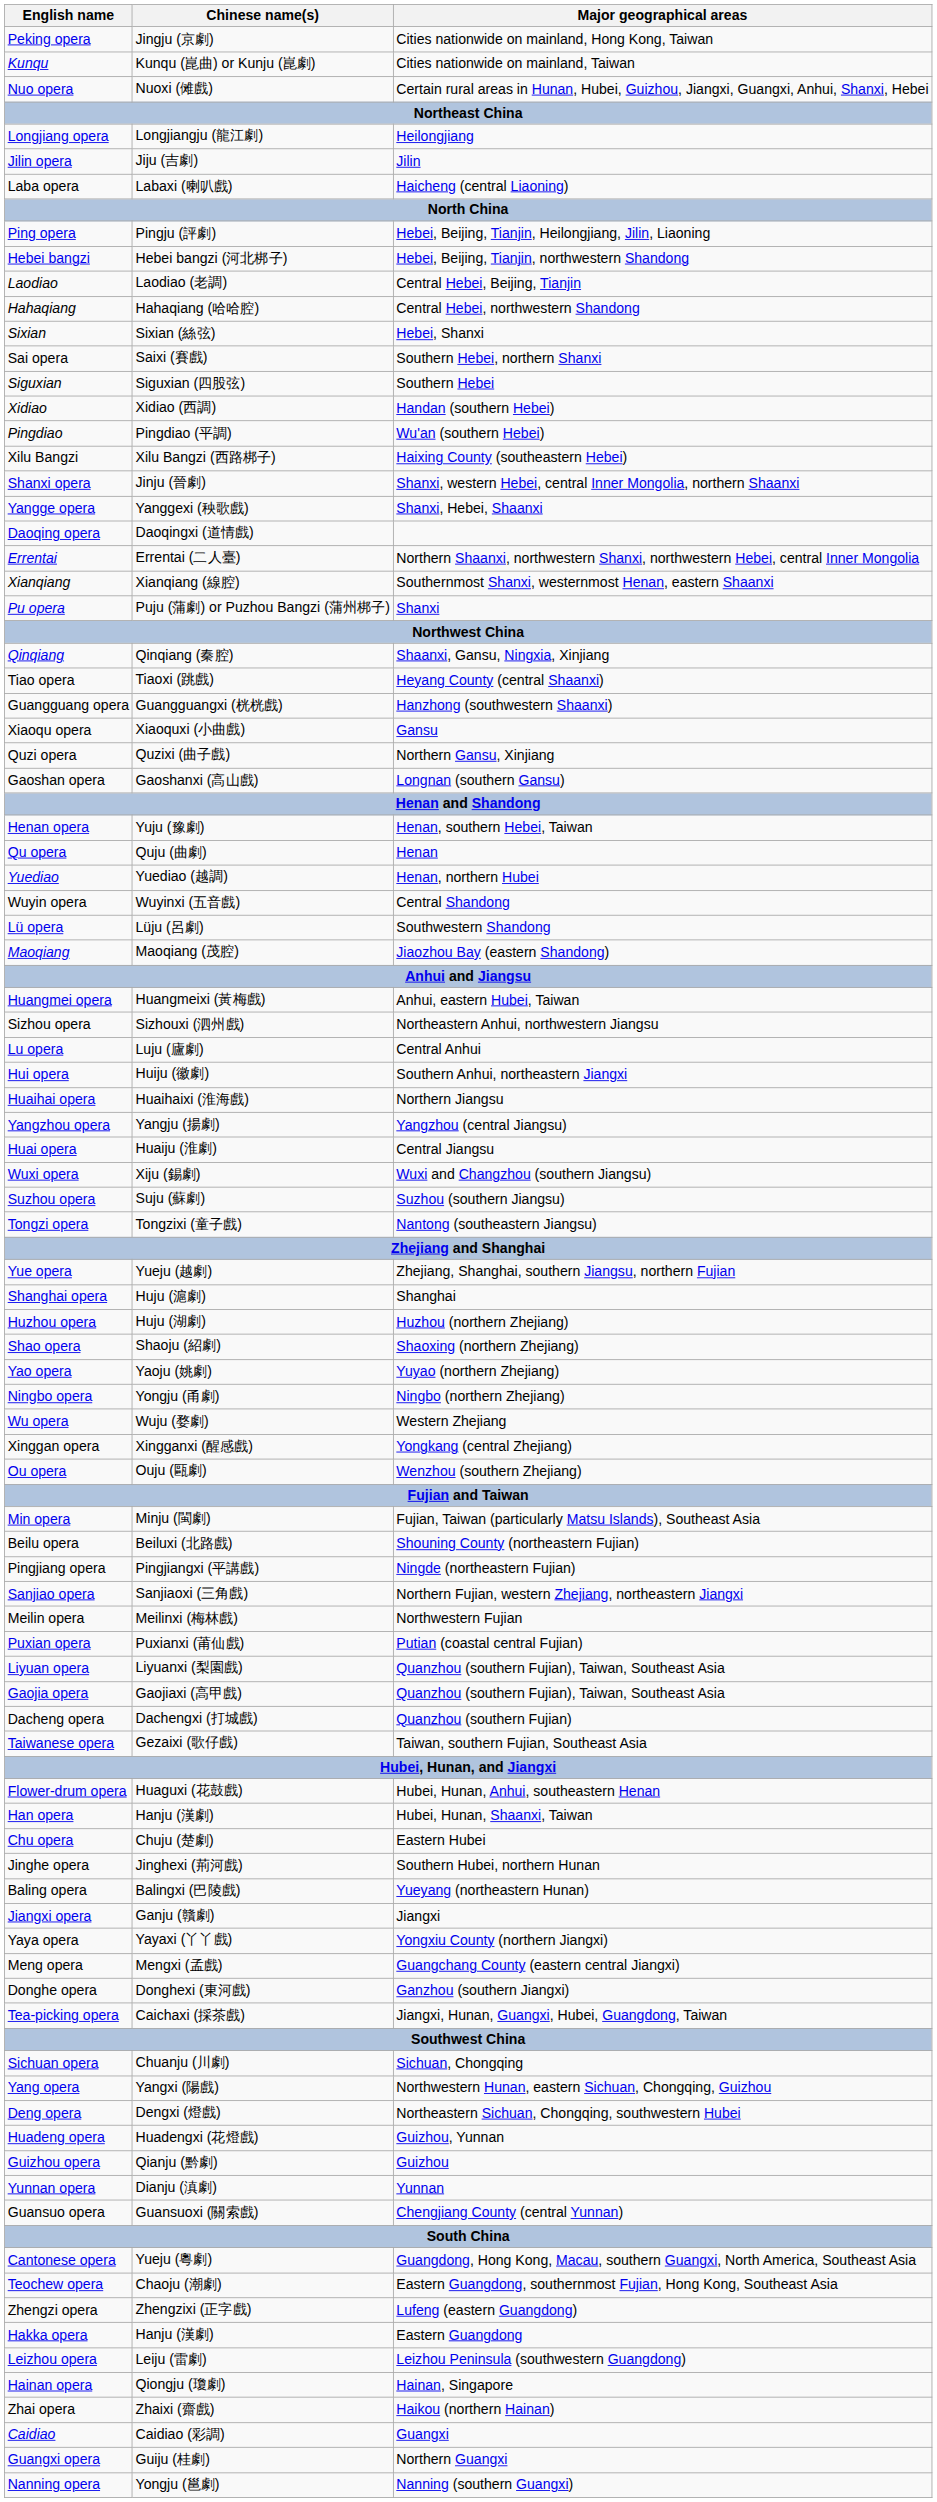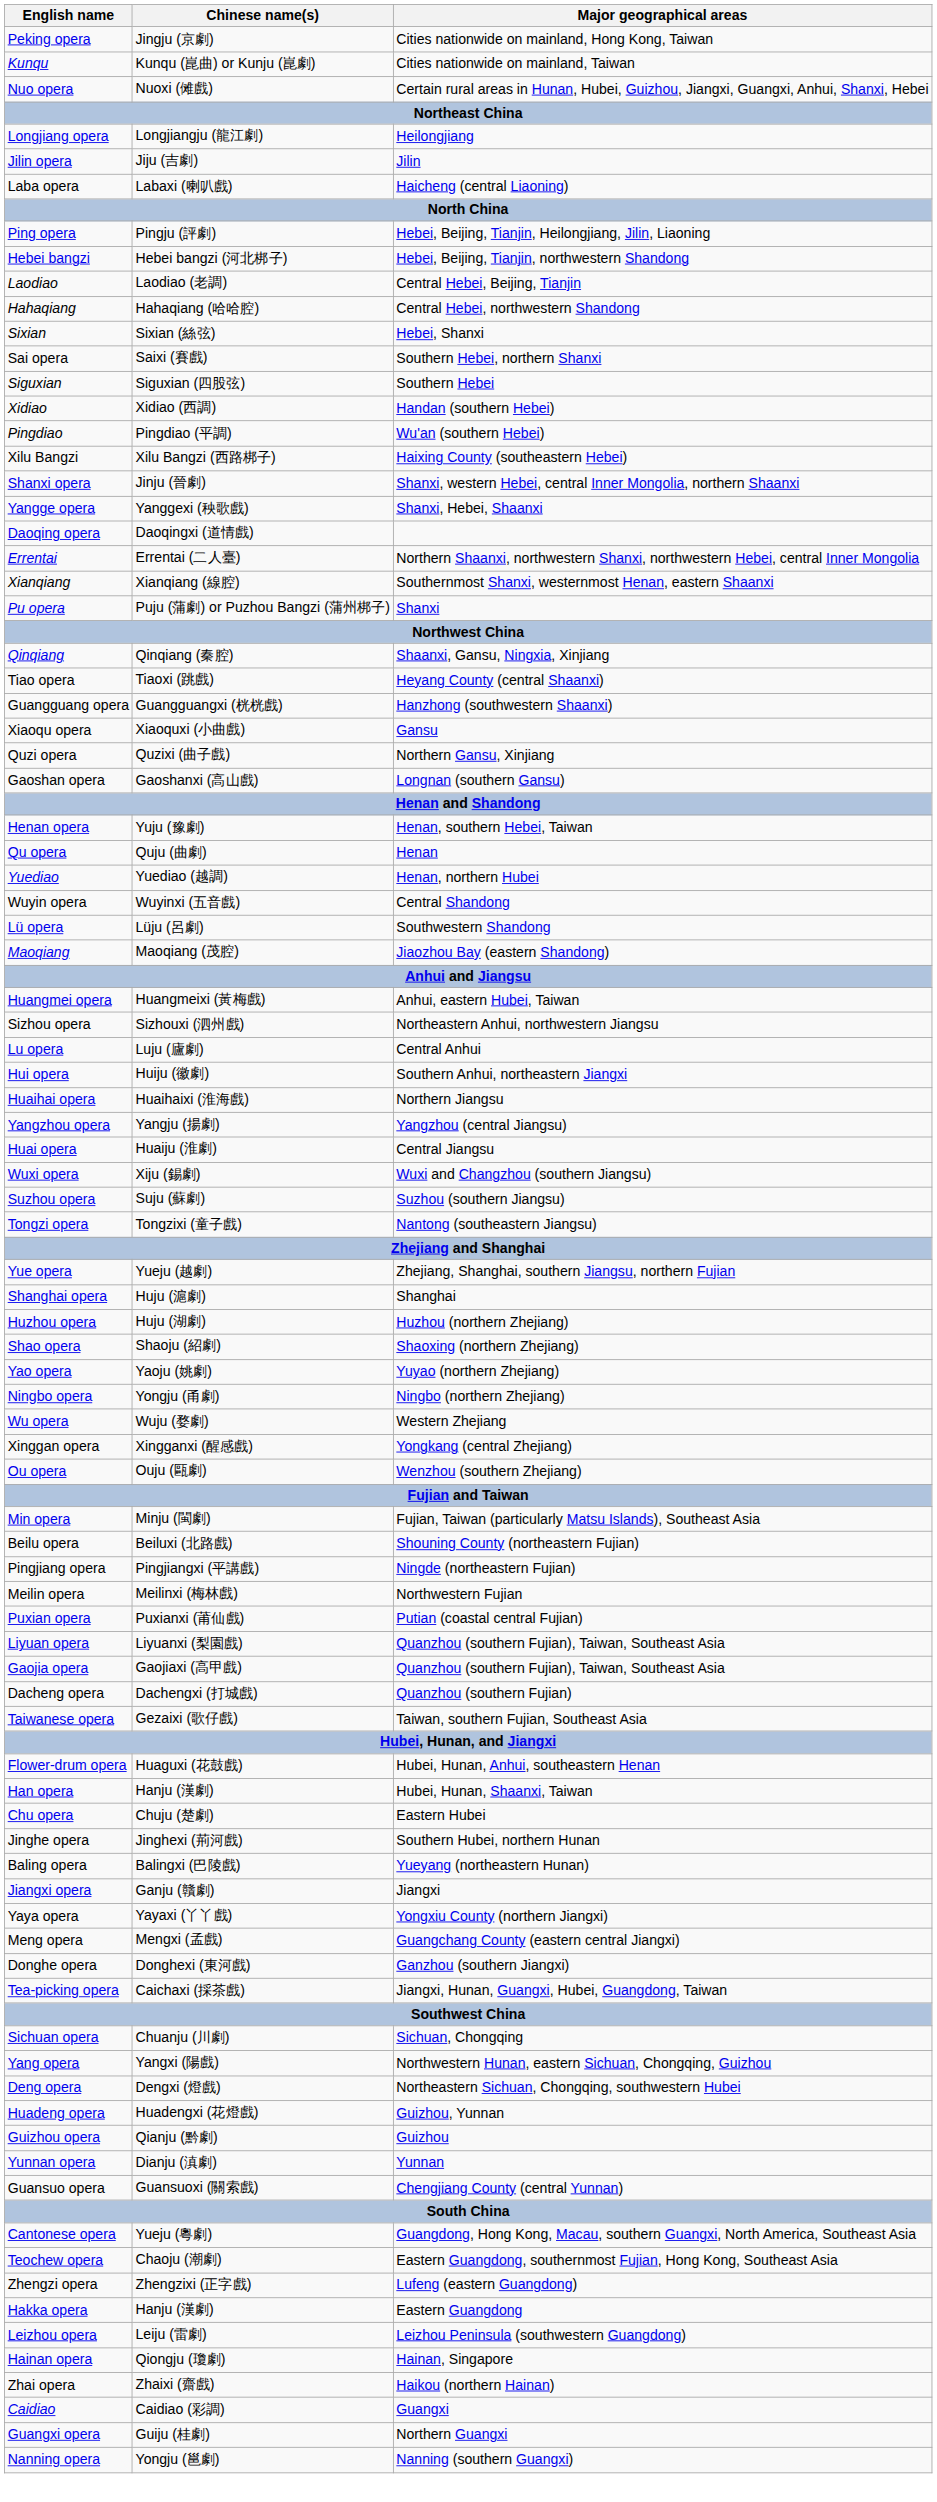- row: (51, 1593)
